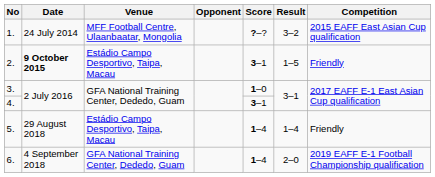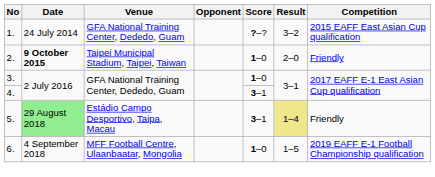(134, 32) MFF Football Centre, Ulaanbaatar, Mongolia -> (135, 32) GFA National Training Center, Dededo, Guam
(125, 62) Estádio Campo Desportivo, Taipa, Macau -> (136, 57) Taipei Municipal Stadium, Taipei, Taiwan
(259, 62) 3–1 -> (259, 57) 1–0
(291, 62) 1–5 -> (291, 57) 2–0
(45, 128) no background -> (45, 118) lightgreen background
(259, 128) 1–4 -> (259, 118) 3–1
(291, 128) no background -> (291, 118) khaki background
(135, 159) GFA National Training Center, Dededo, Guam -> (134, 149) MFF Football Centre, Ulaanbaatar, Mongolia
(259, 159) 1–4 -> (259, 149) 1–0
(291, 159) 2–0 -> (291, 149) 1–5
